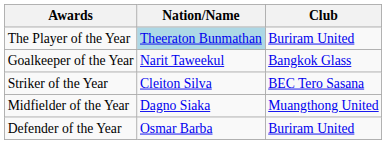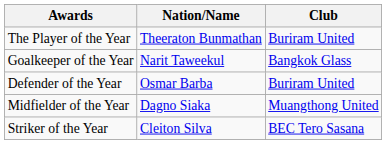(201, 38) lightblue background -> (201, 38) no background
rows swapped: (65, 128) <-> (58, 83)
